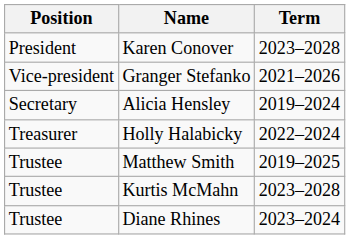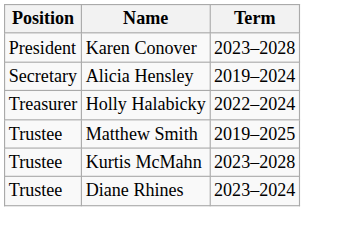- row: (186, 76)
